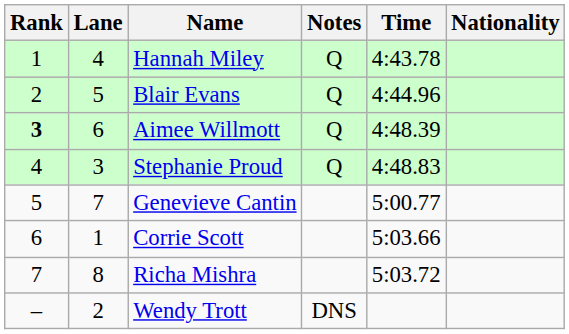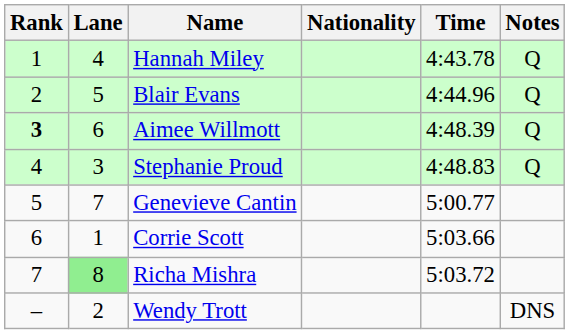columns swapped: (505, 22) <-> (334, 22)
(98, 274) no background -> (98, 274) lightgreen background
